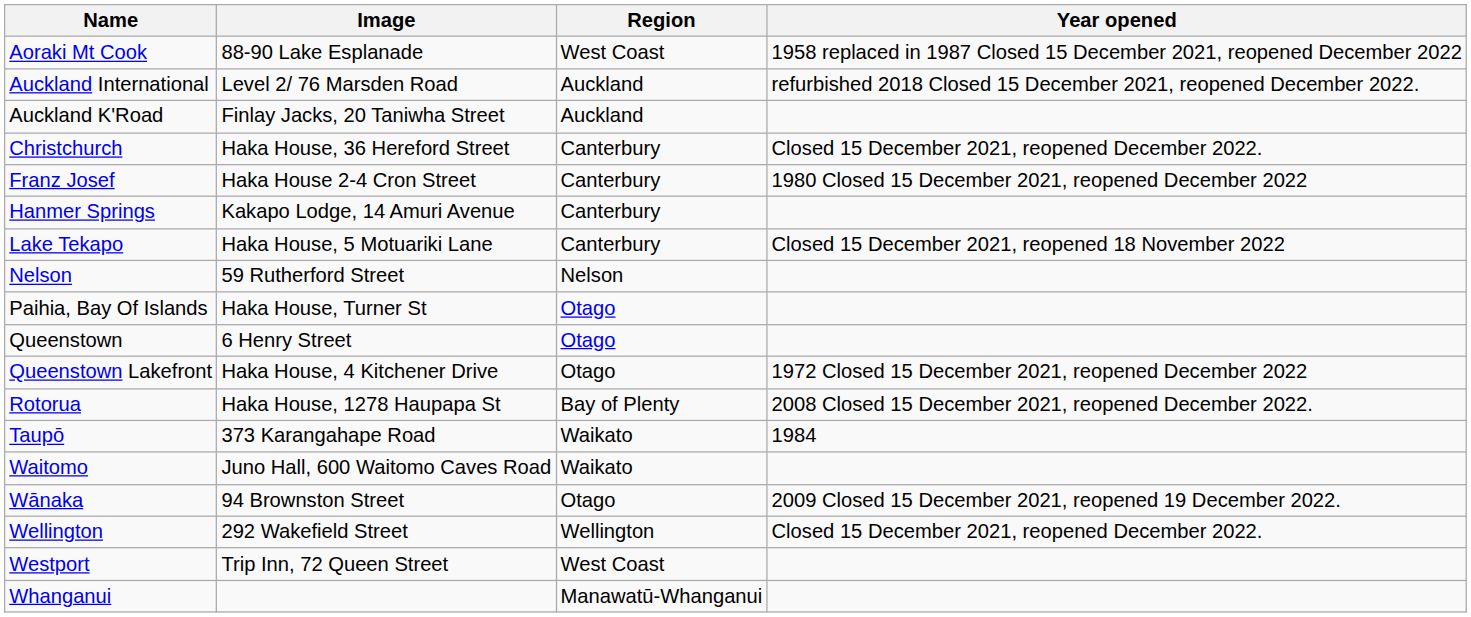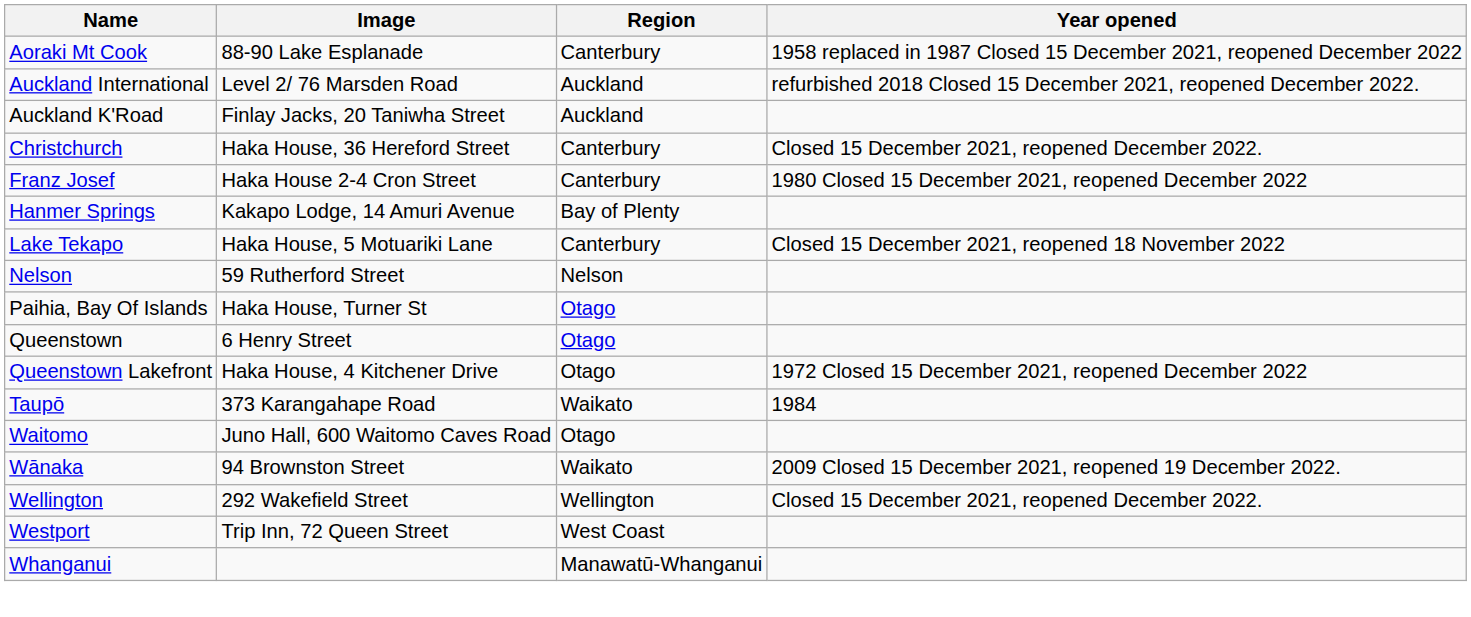(612, 52) West Coast -> (610, 52) Canterbury
(610, 212) Canterbury -> (620, 212) Bay of Plenty
- row: (45, 404)
(597, 468) Waikato -> (588, 436) Otago
(588, 500) Otago -> (597, 468) Waikato
